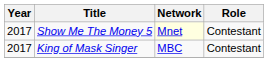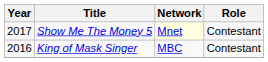(19, 48) 2017 -> (19, 48) 2016
